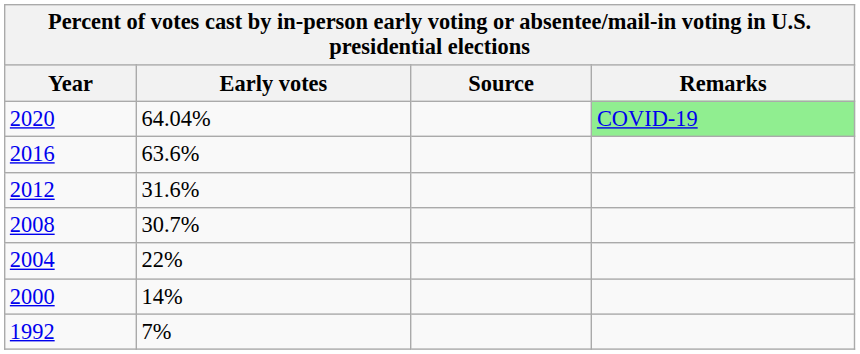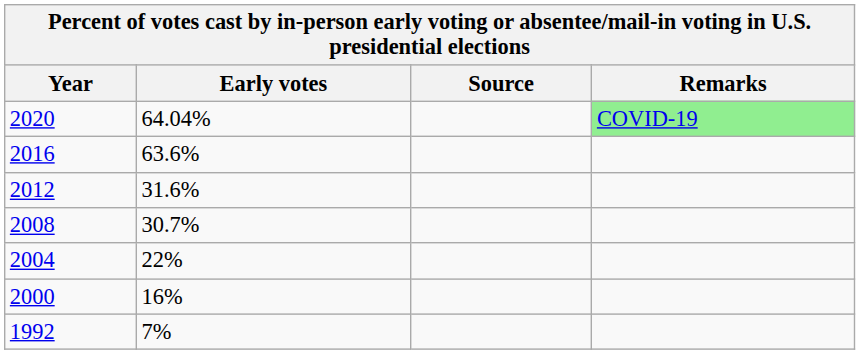(162, 296) 14% -> (162, 296) 16%
